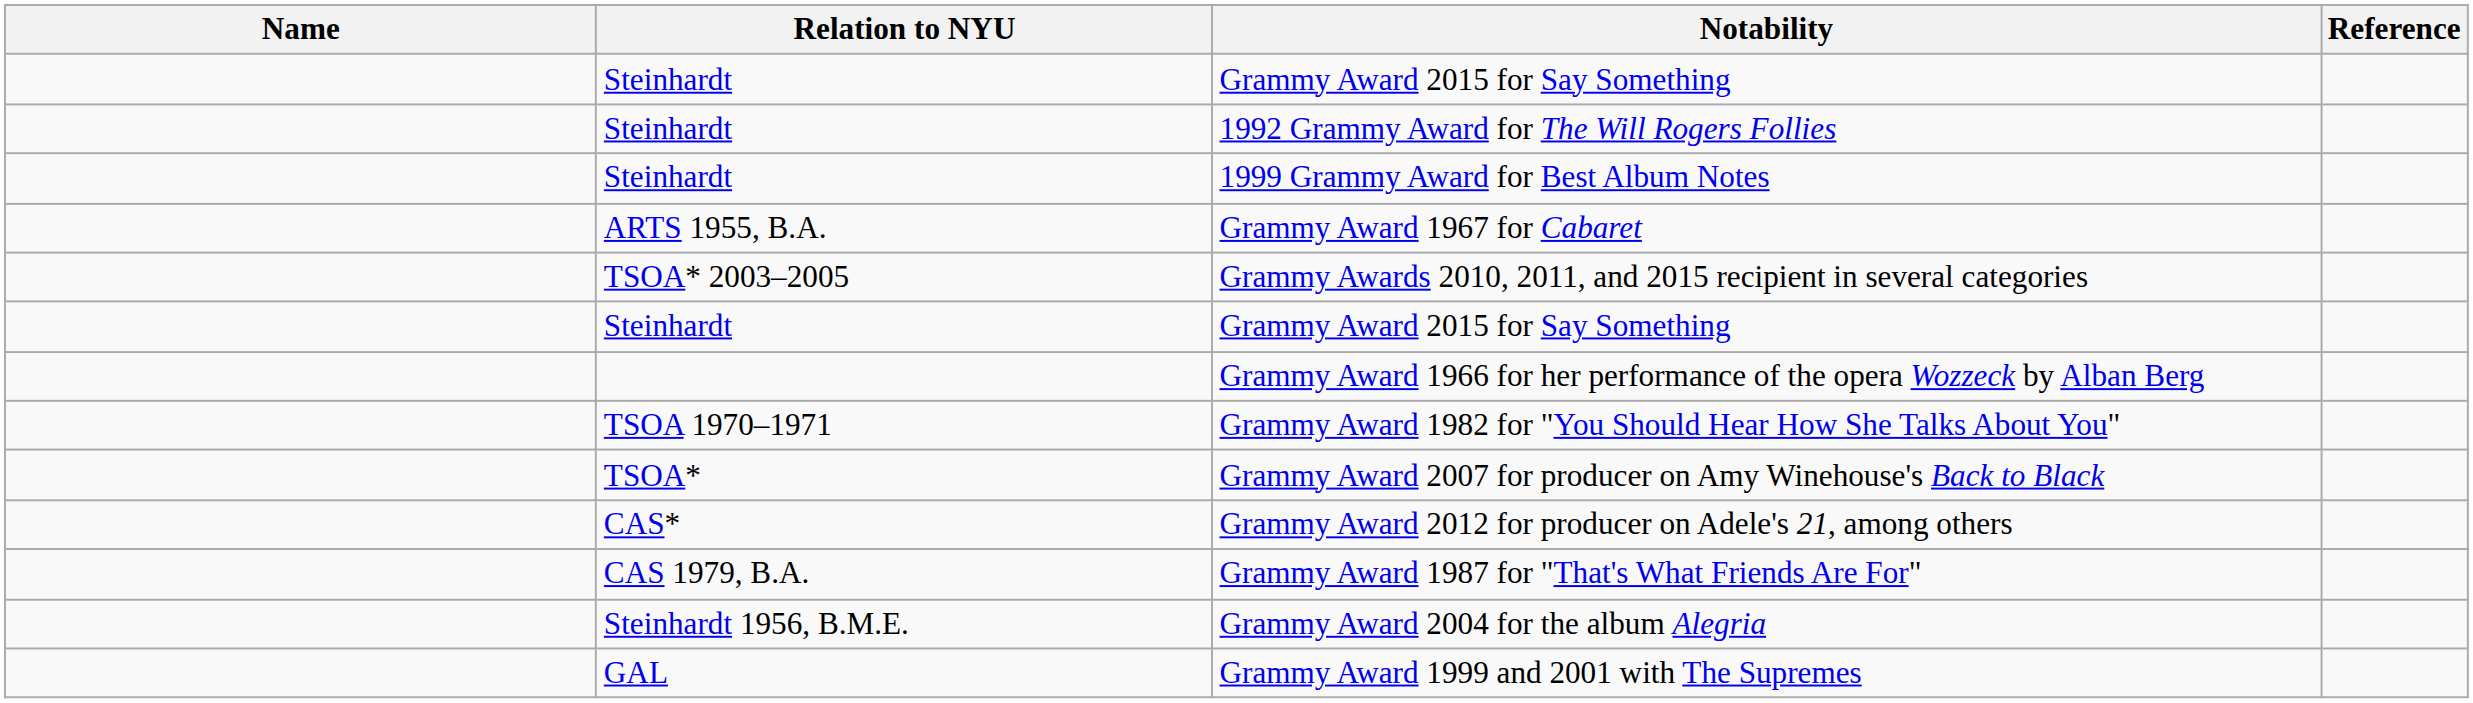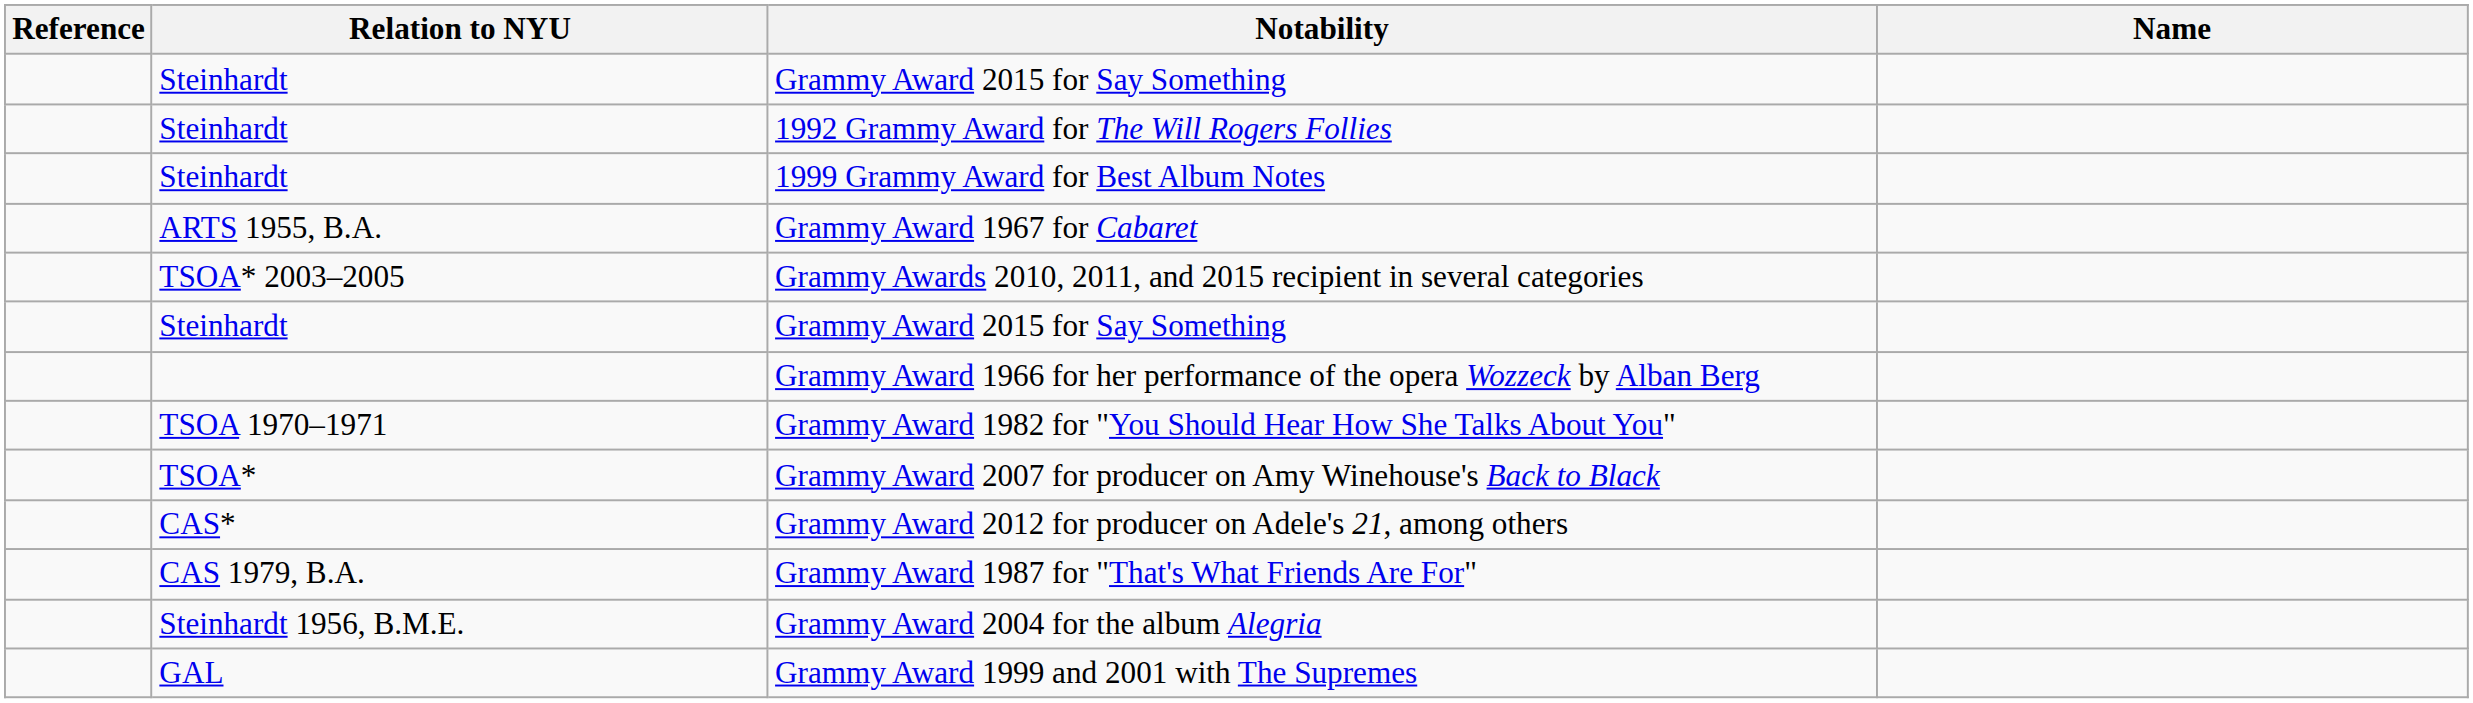columns swapped: (301, 29) <-> (2394, 29)
